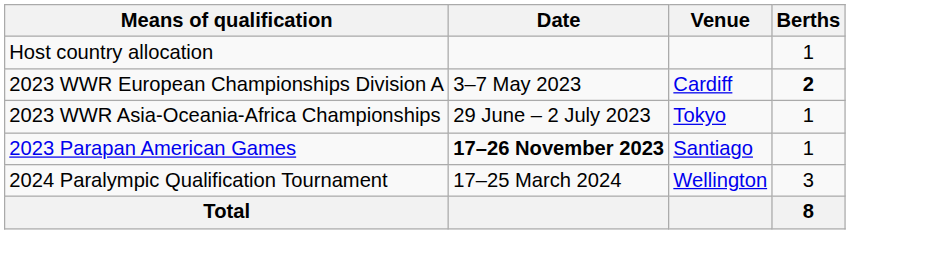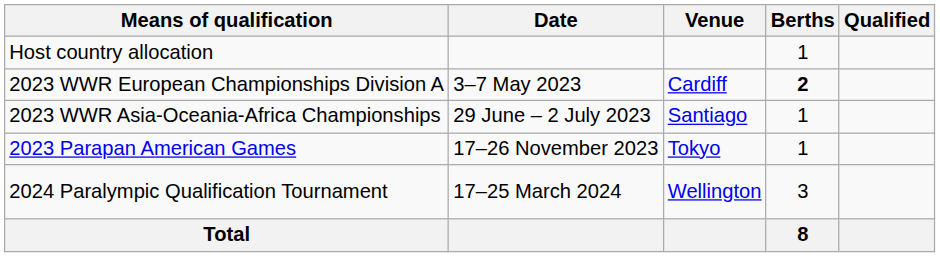+ column: (887, 20)
(700, 116) Tokyo -> (708, 116) Santiago
(559, 148) bold -> (556, 148) normal
(713, 148) Santiago -> (694, 148) Tokyo
